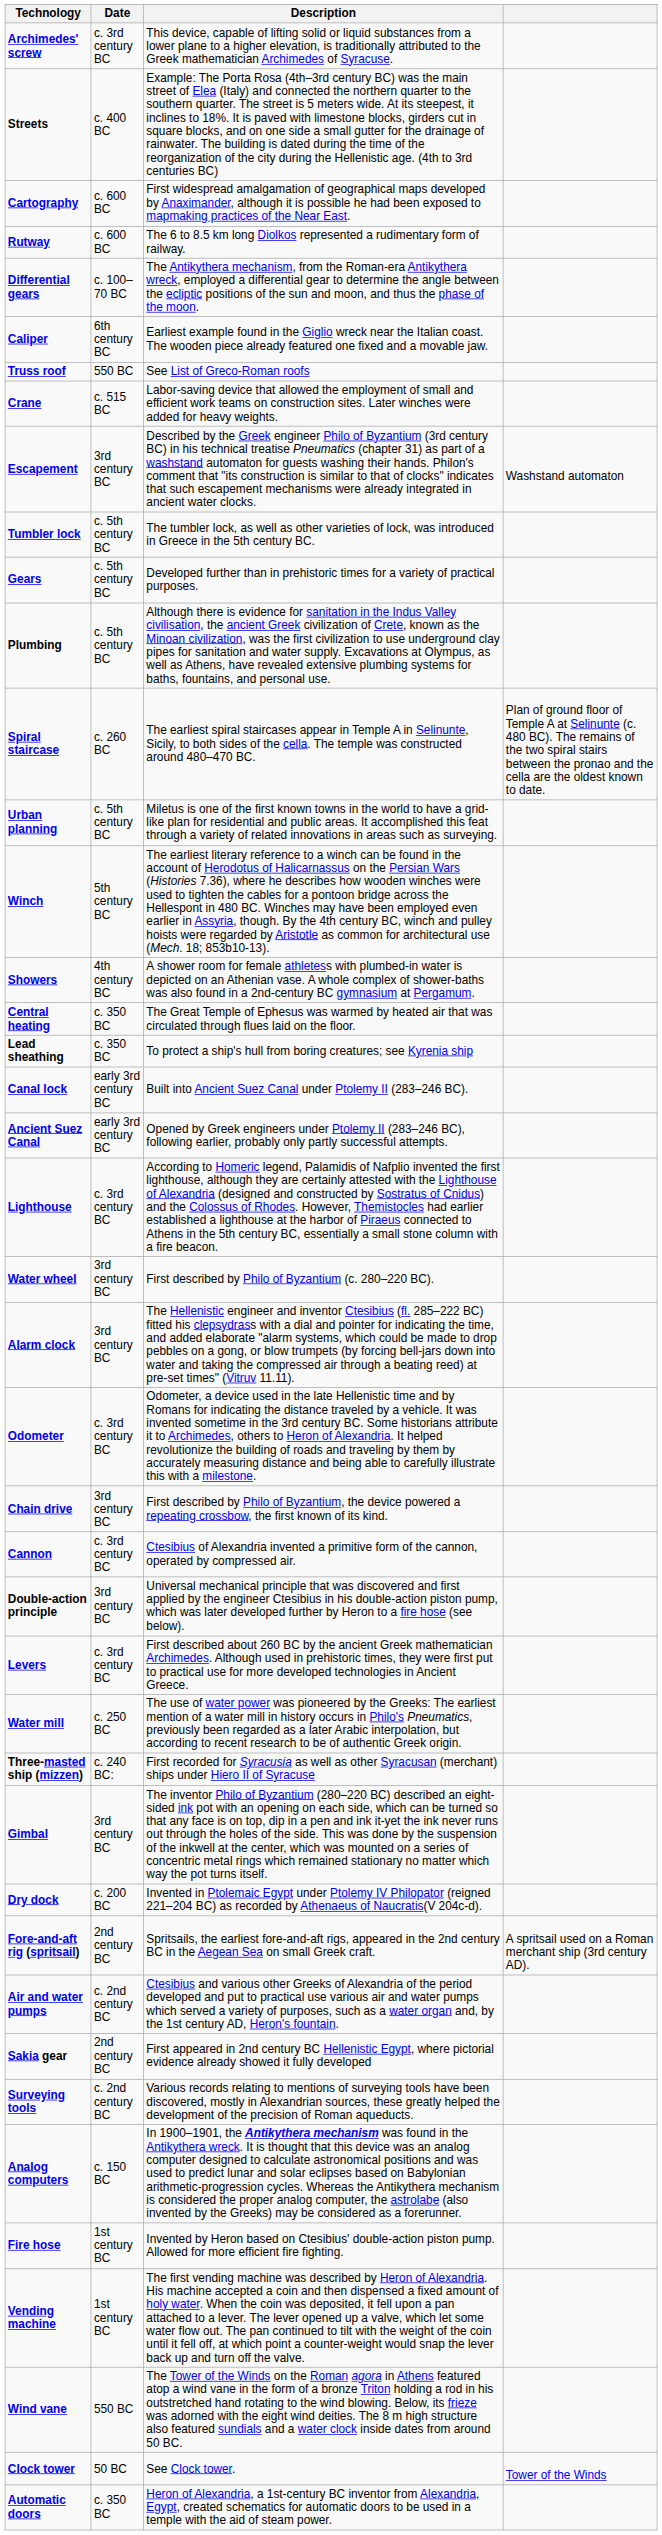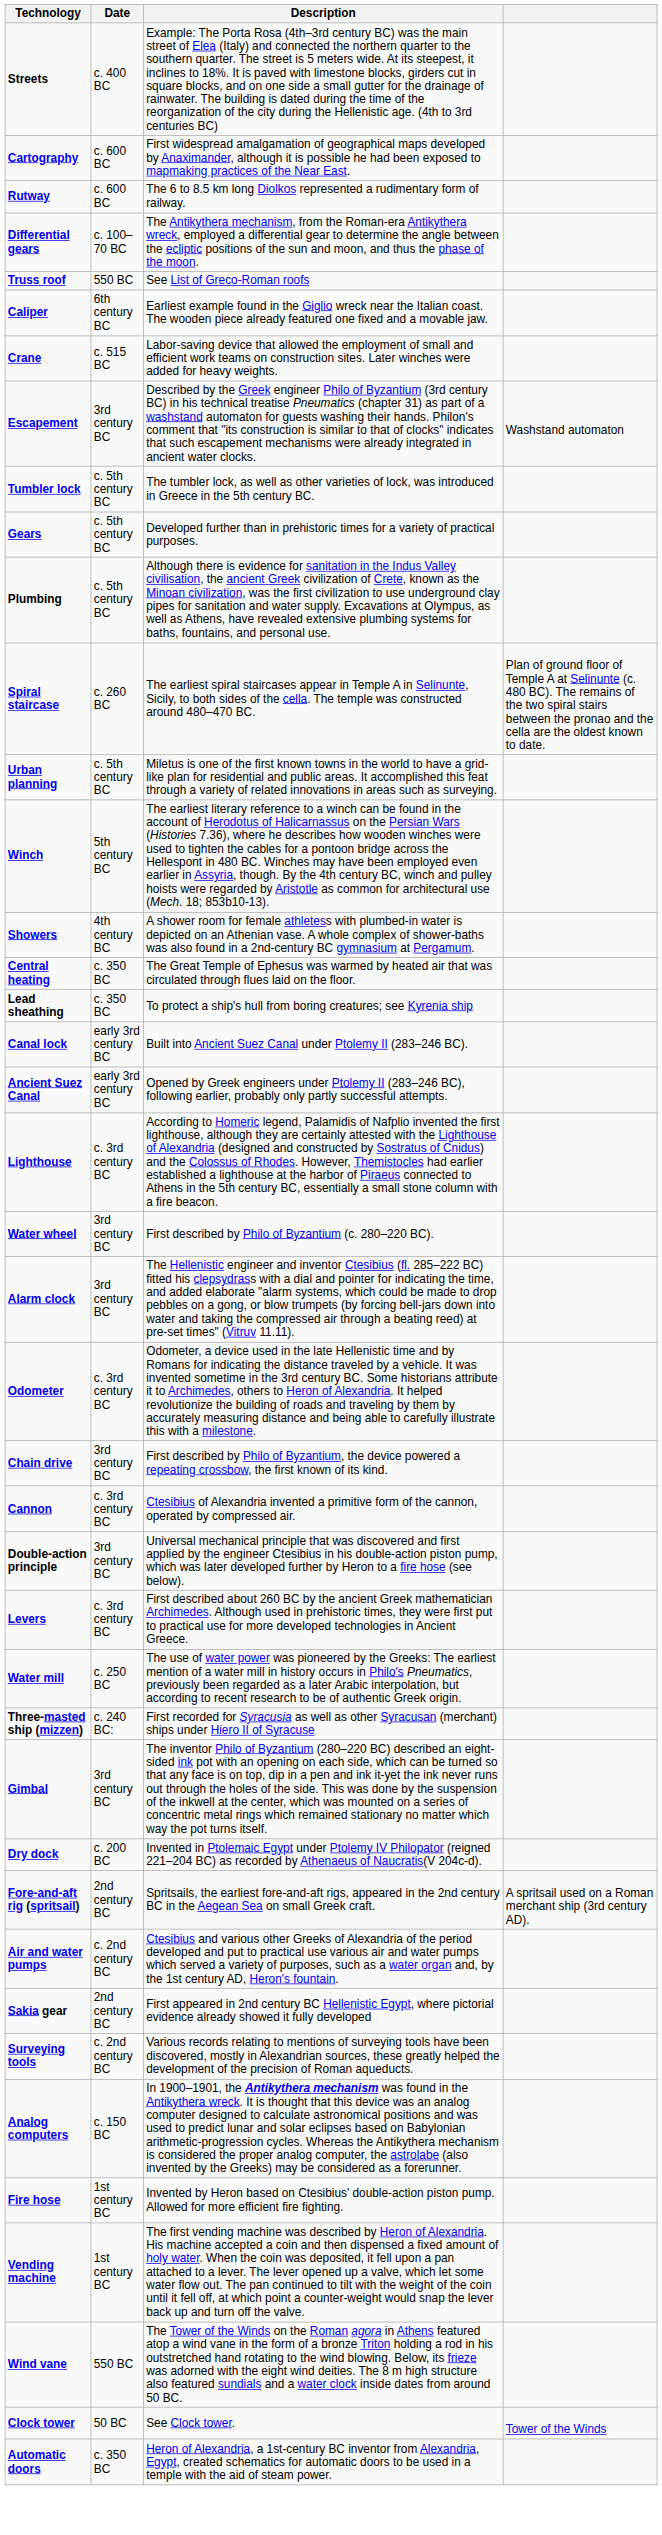- row: (43, 45)
rows swapped: (28, 339) <-> (37, 371)
